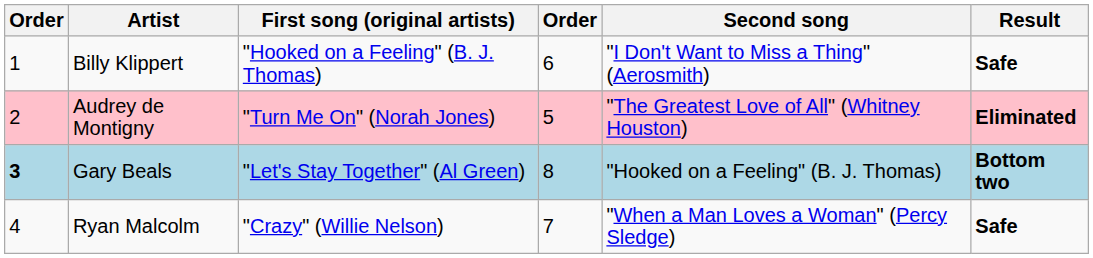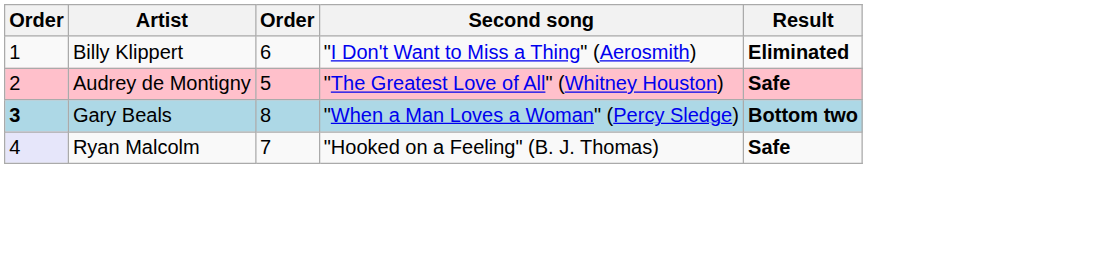- column: (388, 20)
(996, 63) Safe -> (799, 52) Eliminated
(1026, 117) Eliminated -> (769, 83) Safe
(774, 171) "Hooked on a Feeling" (B. J. Thomas) -> (531, 115) "When a Man Loves a Woman" (Percy Sledge)
(15, 225) no background -> (15, 147) lavender background
(777, 225) "When a Man Loves a Woman" (Percy Sledge) -> (491, 147) "Hooked on a Feeling" (B. J. Thomas)
